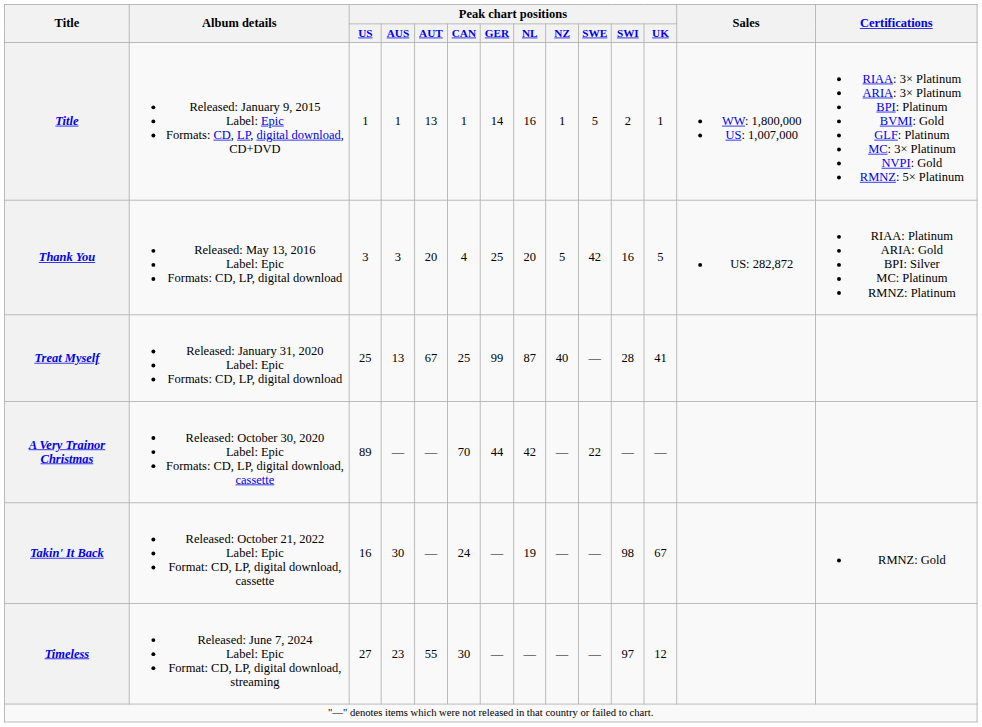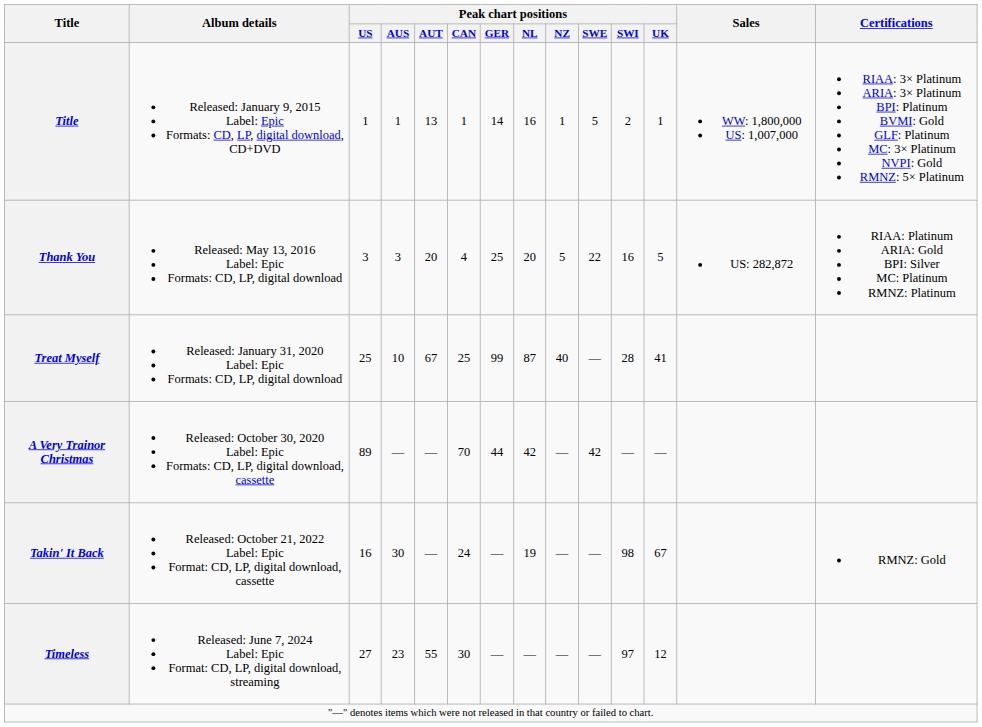(595, 257) 42 -> (595, 257) 22
(398, 358) 13 -> (398, 358) 10
(595, 452) 22 -> (595, 452) 42
